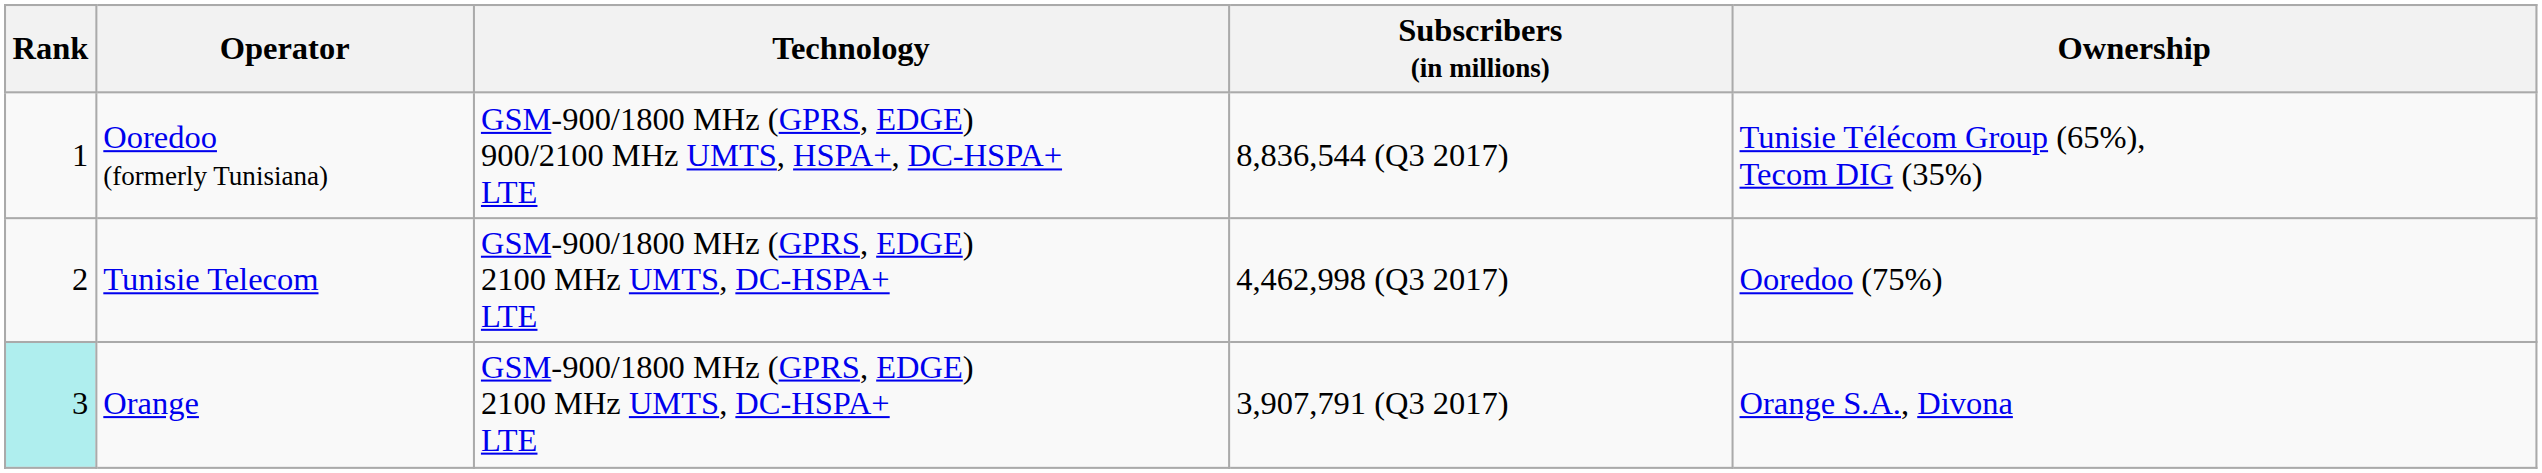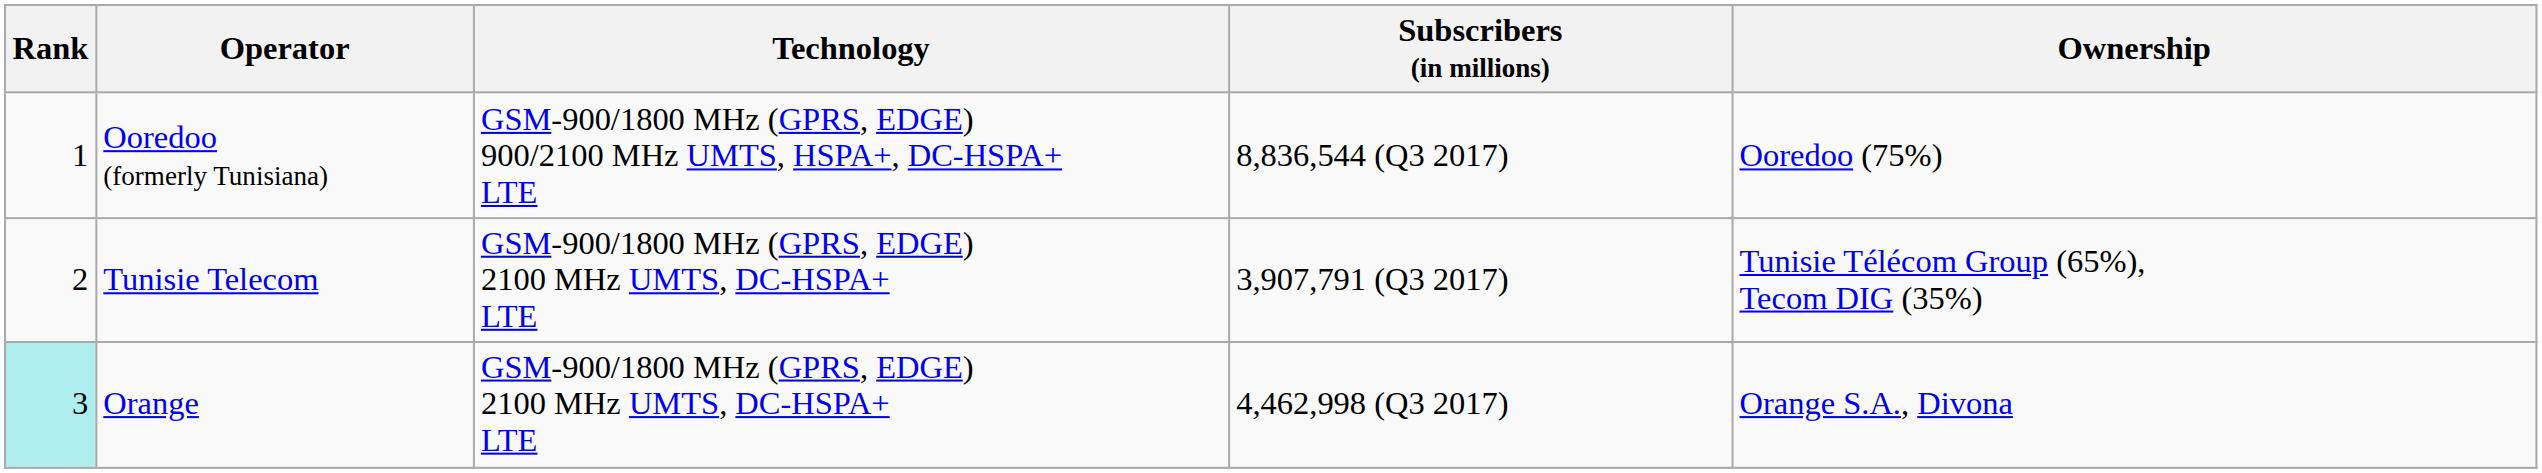(1943, 154) Tunisie Télécom Group (65%), Tecom DIG (35%) -> (1841, 154) Ooredoo (75%)
(1372, 279) 4,462,998 (Q3 2017) -> (1372, 279) 3,907,791 (Q3 2017)
(1841, 279) Ooredoo (75%) -> (1943, 279) Tunisie Télécom Group (65%), Tecom DIG (35%)
(1372, 404) 3,907,791 (Q3 2017) -> (1372, 404) 4,462,998 (Q3 2017)
